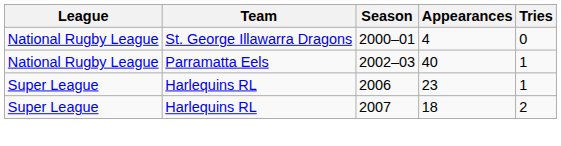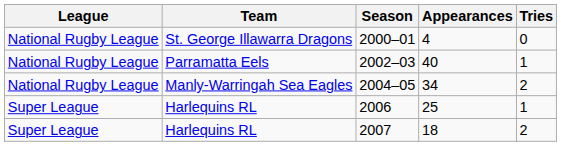+ row: (387, 85)
(430, 85) 23 -> (430, 108) 25
